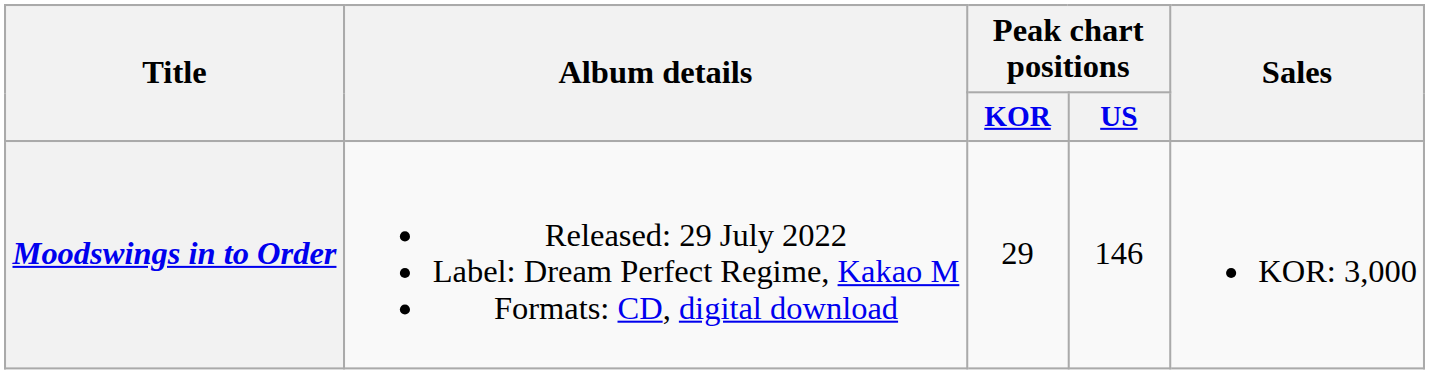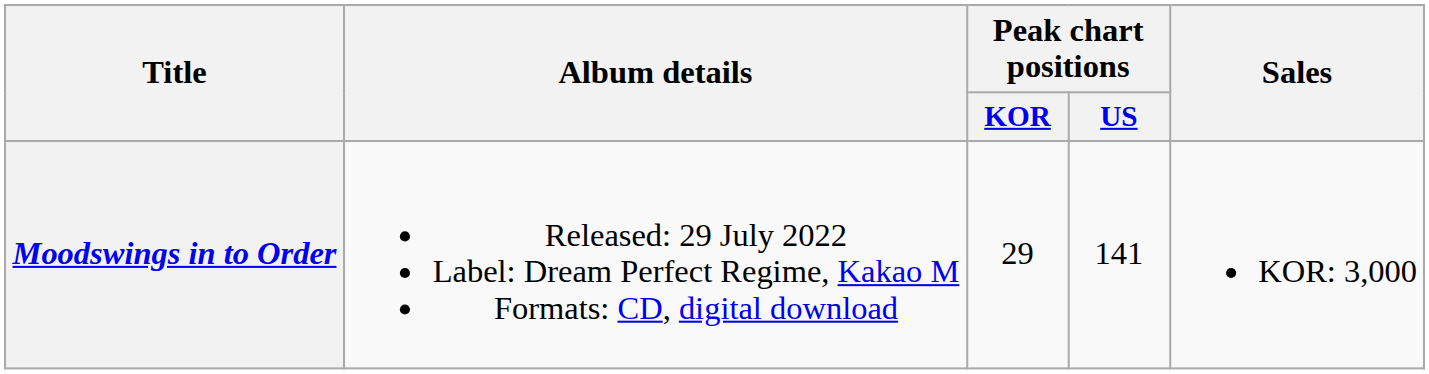(1119, 253) 146 -> (1119, 253) 141
